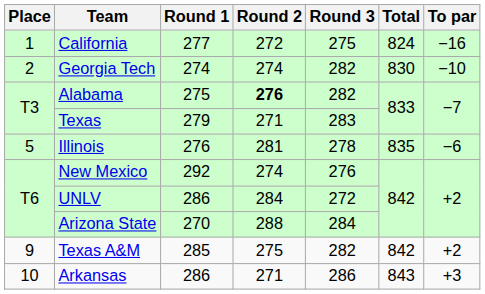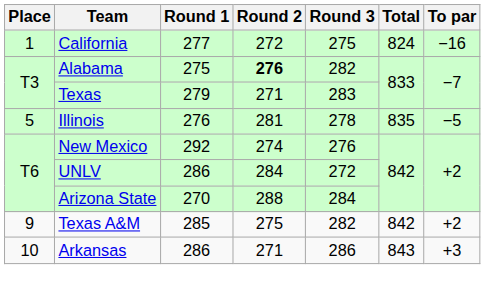- row: (107, 69)
(452, 146) −6 -> (452, 120) −5
